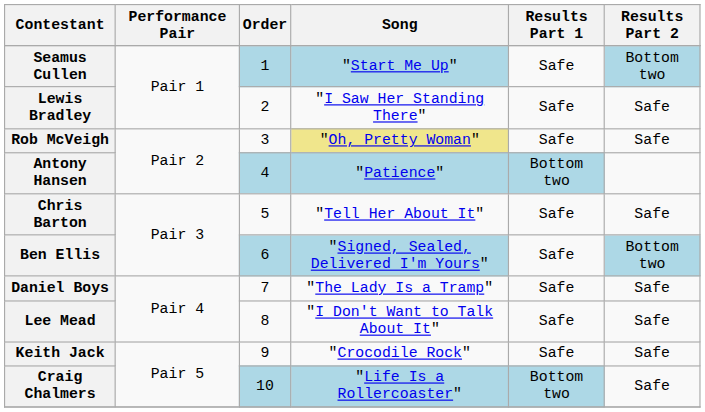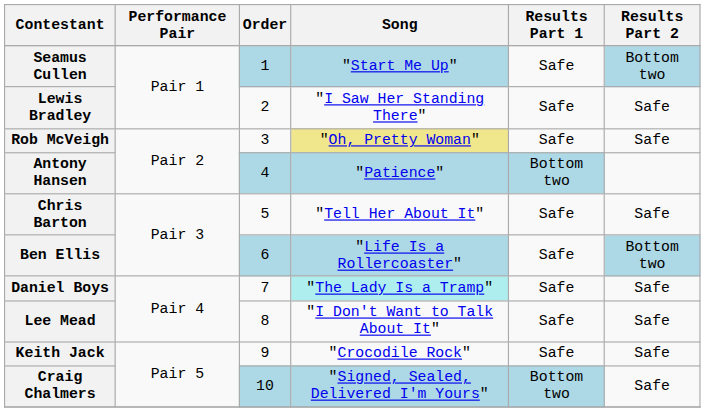(400, 256) "Signed, Sealed, Delivered I'm Yours" -> (400, 256) "Life Is a Rollercoaster"
(400, 288) no background -> (400, 288) paleturquoise background
(400, 386) "Life Is a Rollercoaster" -> (400, 386) "Signed, Sealed, Delivered I'm Yours"
